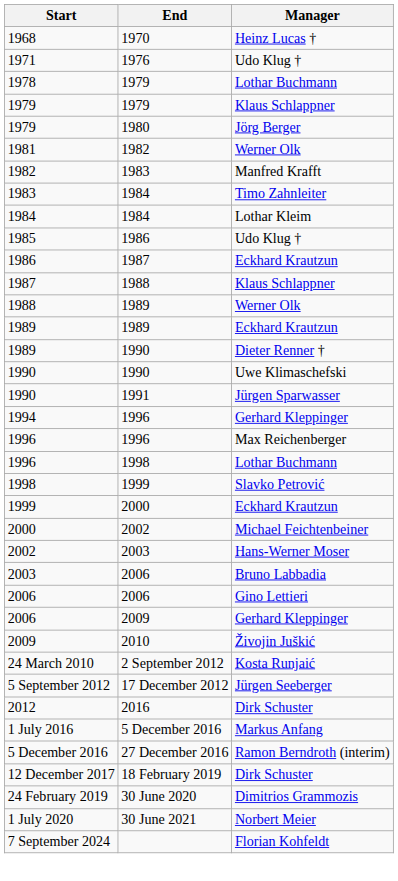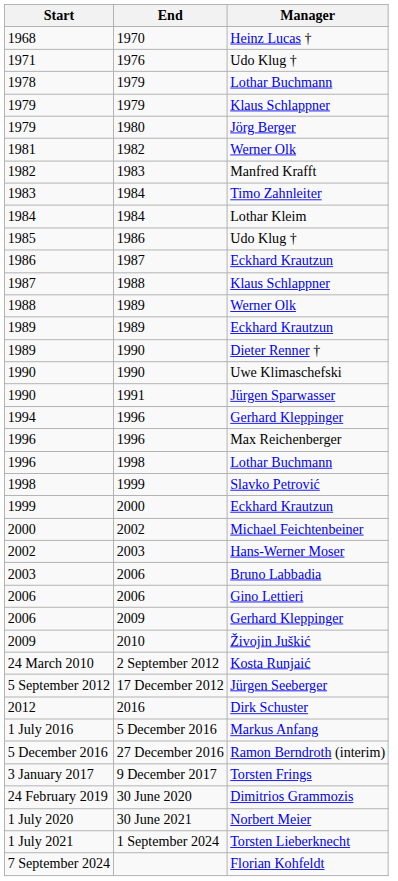+ row: (51, 774)
- row: (61, 774)
+ row: (41, 841)
